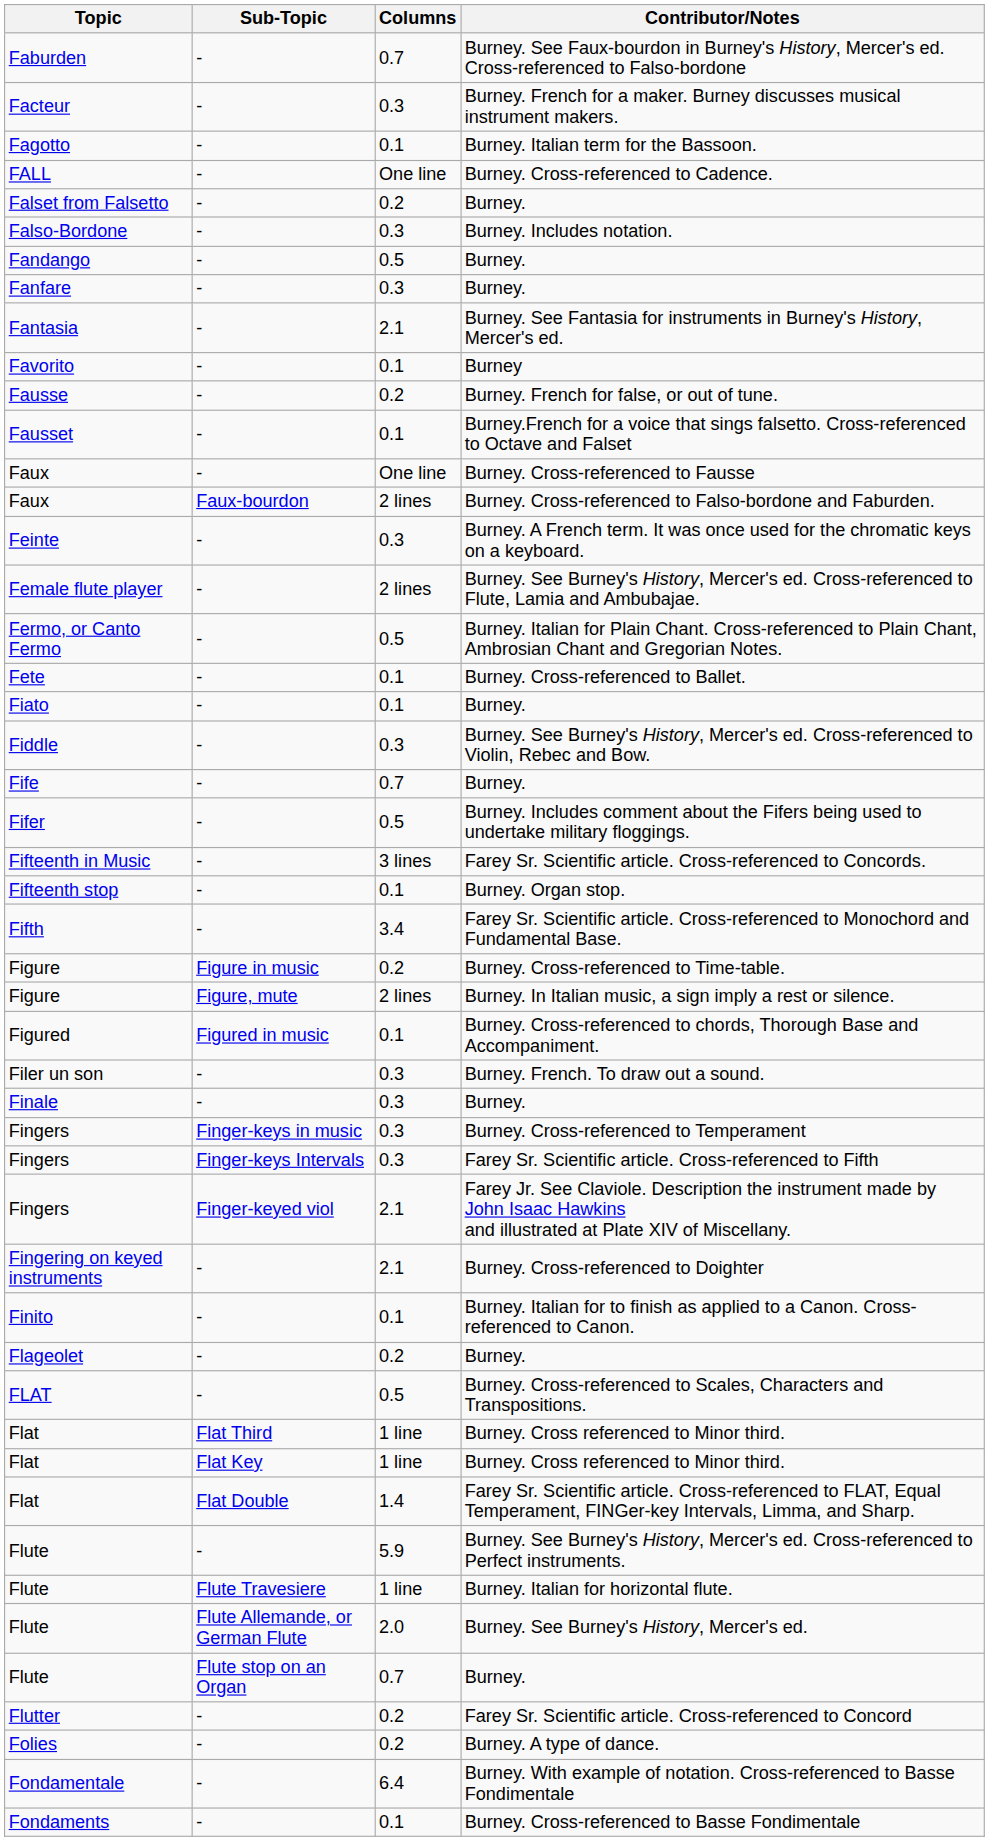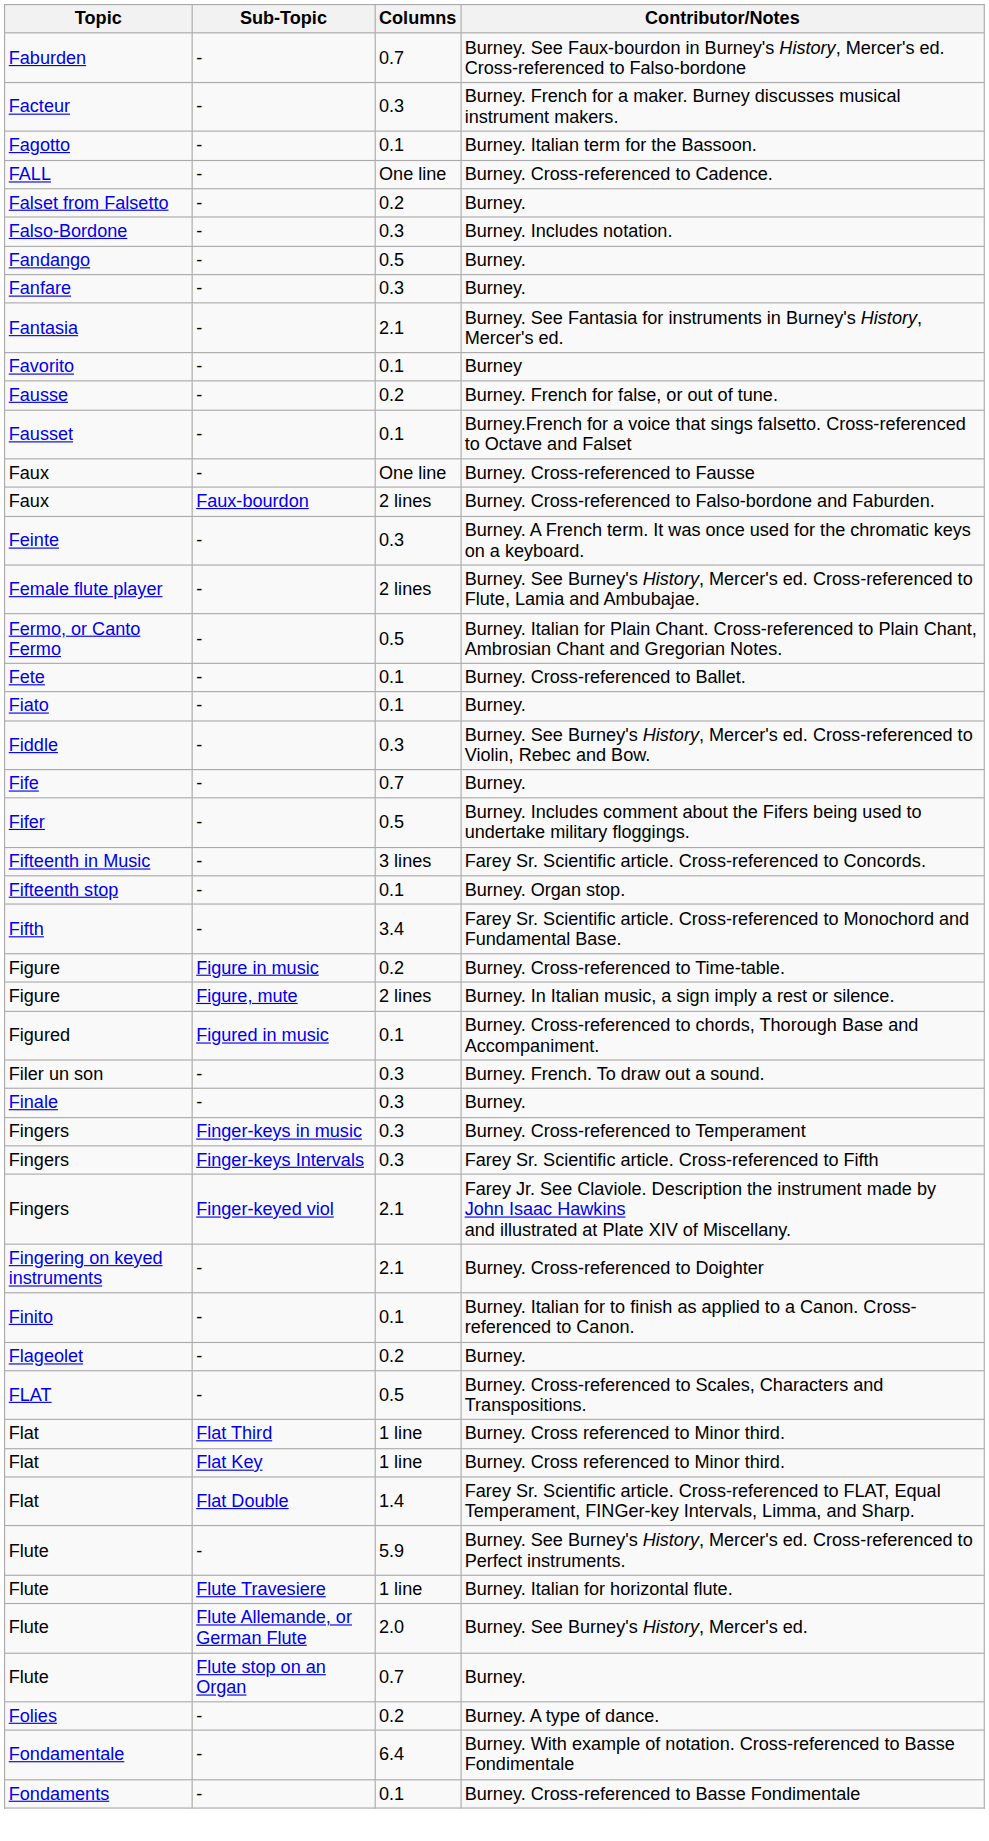- row: (34, 1715)
